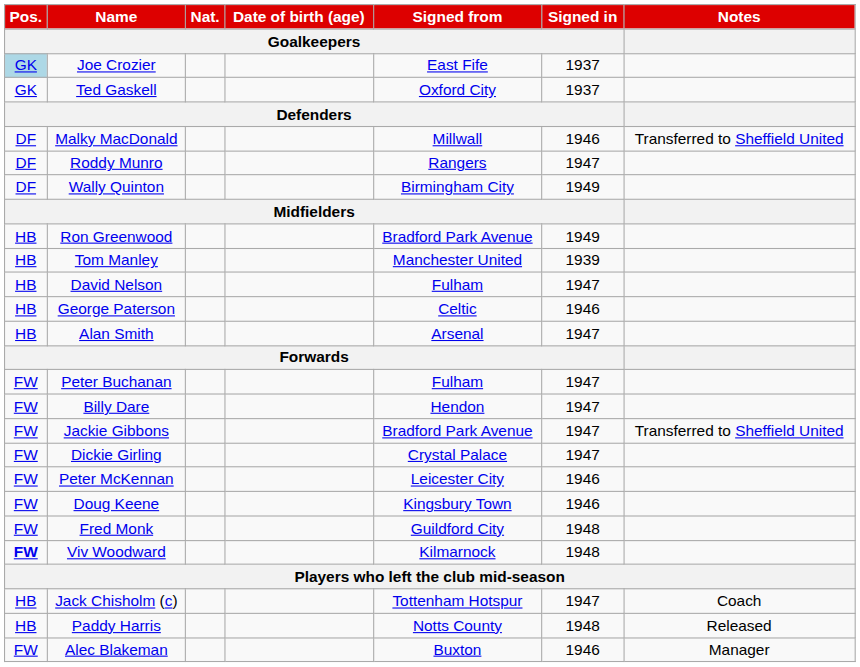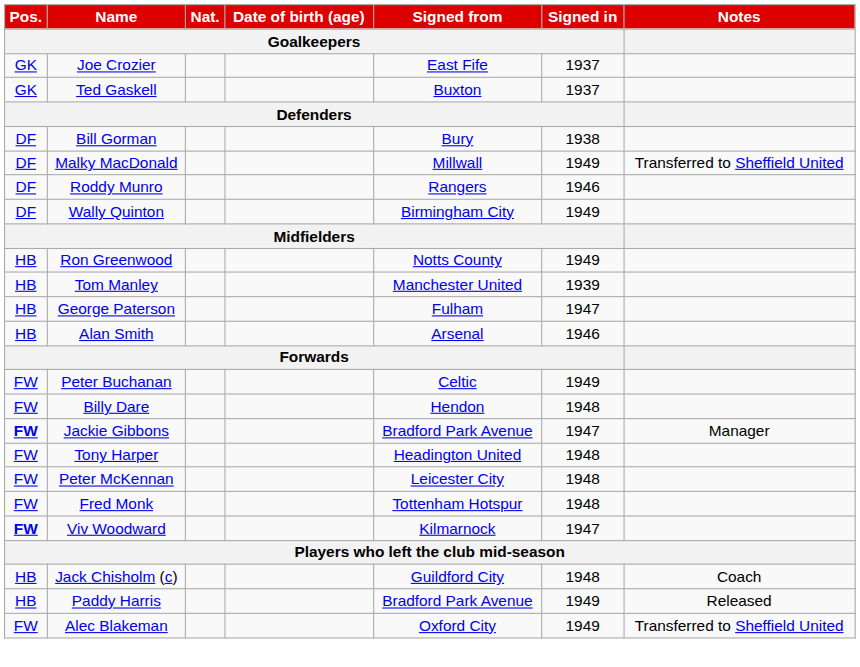(26, 66) lightblue background -> (26, 66) no background
(457, 90) Oxford City -> (457, 90) Buxton
+ row: (116, 139)
(583, 139) 1946 -> (583, 163) 1949
(583, 163) 1947 -> (583, 187) 1946
(457, 236) Bradford Park Avenue -> (457, 261) Notts County
- row: (116, 285)
(457, 309) Celtic -> (457, 309) Fulham
(583, 309) 1946 -> (583, 309) 1947
(583, 334) 1947 -> (583, 334) 1946
(457, 382) Fulham -> (457, 382) Celtic
(583, 382) 1947 -> (583, 382) 1949
(583, 407) 1947 -> (583, 407) 1948
(26, 431) normal -> (26, 431) bold
(739, 431) Transferred to Sheffield United -> (739, 431) Manager
- row: (116, 455)
+ row: (116, 455)
(583, 480) 1946 -> (583, 480) 1948
- row: (116, 504)
(457, 528) Guildford City -> (457, 504) Tottenham Hotspur
(583, 553) 1948 -> (583, 528) 1947
(457, 601) Tottenham Hotspur -> (457, 577) Guildford City
(583, 601) 1947 -> (583, 577) 1948
(457, 626) Notts County -> (457, 601) Bradford Park Avenue
(583, 626) 1948 -> (583, 601) 1949
(457, 650) Buxton -> (457, 626) Oxford City
(583, 650) 1946 -> (583, 626) 1949
(739, 650) Manager -> (739, 626) Transferred to Sheffield United
